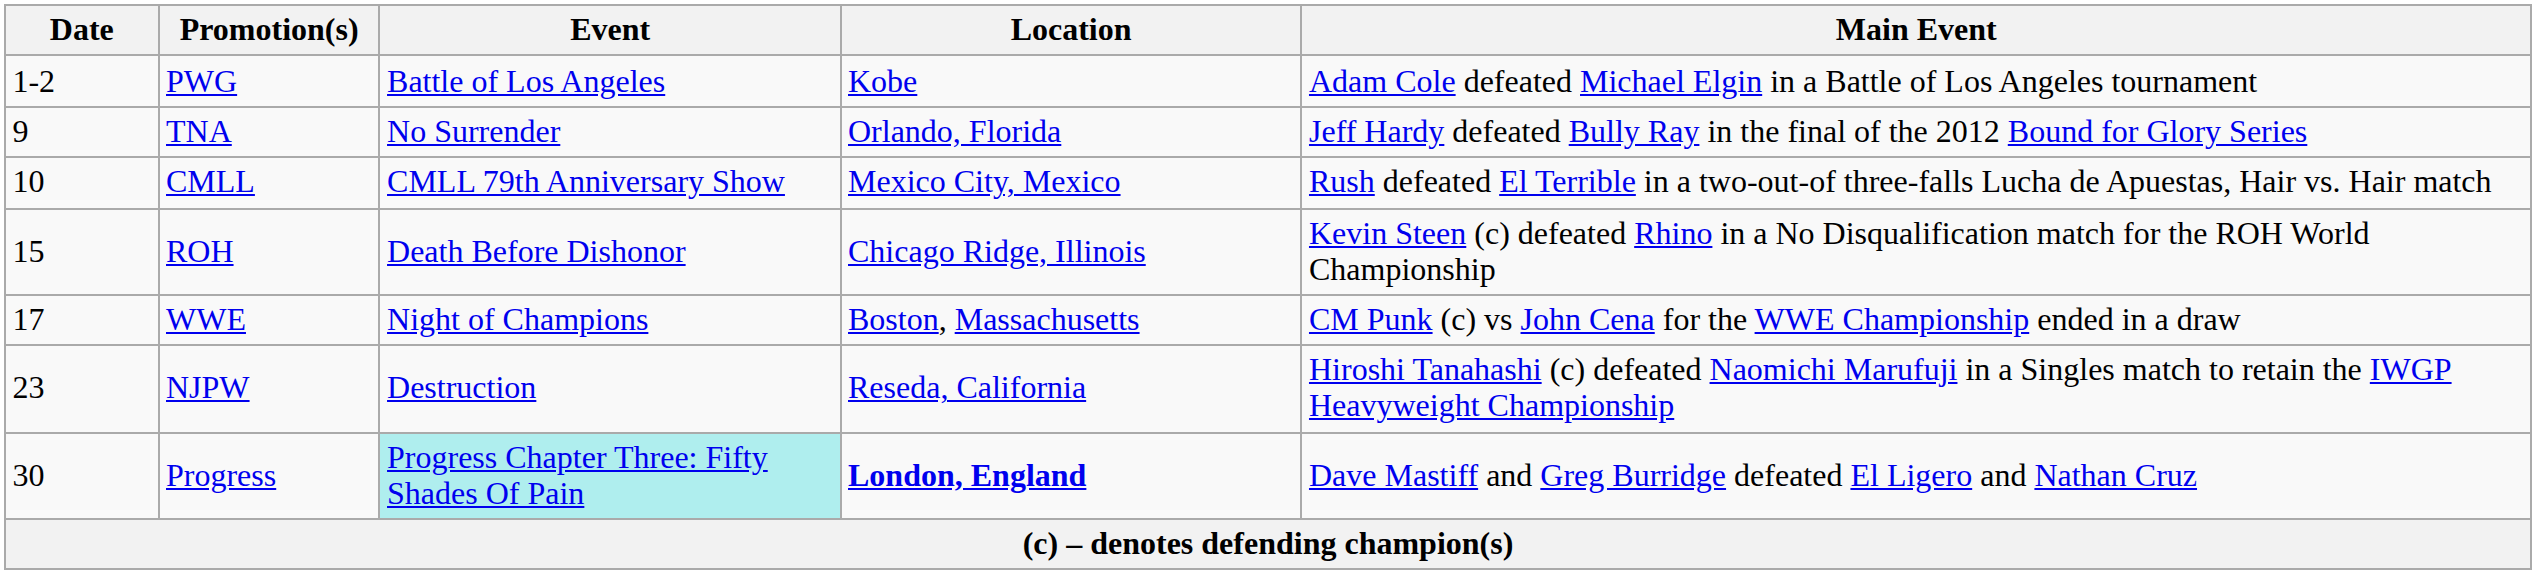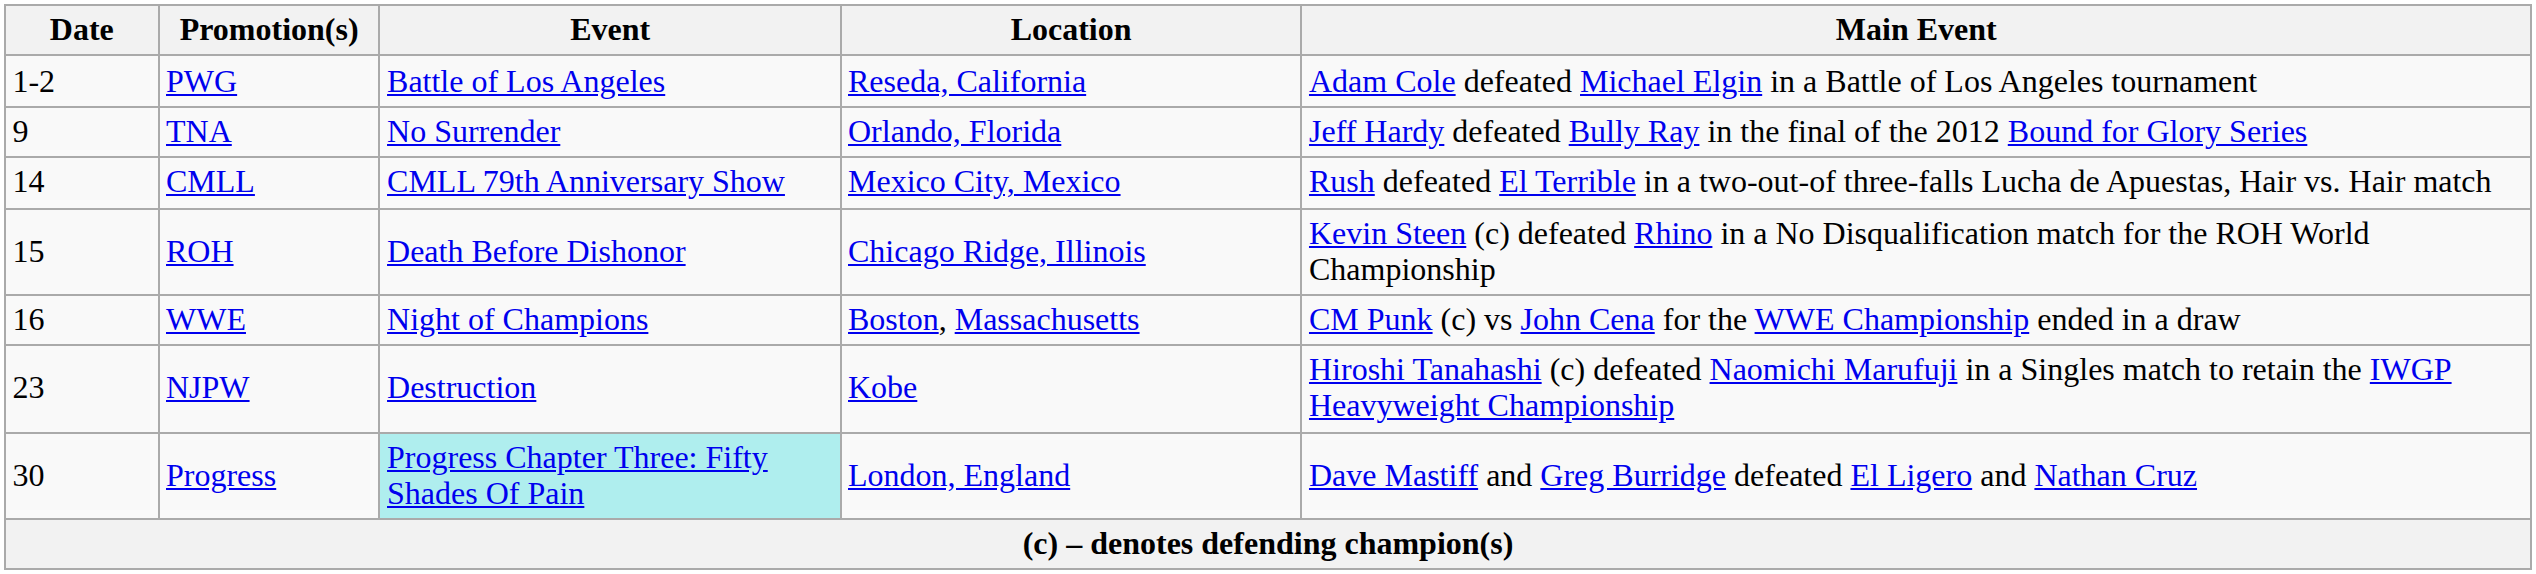(883, 80) Kobe -> (967, 80) Reseda, California
(28, 182) 10 -> (28, 182) 14
(28, 319) 17 -> (28, 319) 16
(967, 388) Reseda, California -> (883, 388) Kobe
(967, 475) bold -> (959, 475) normal
